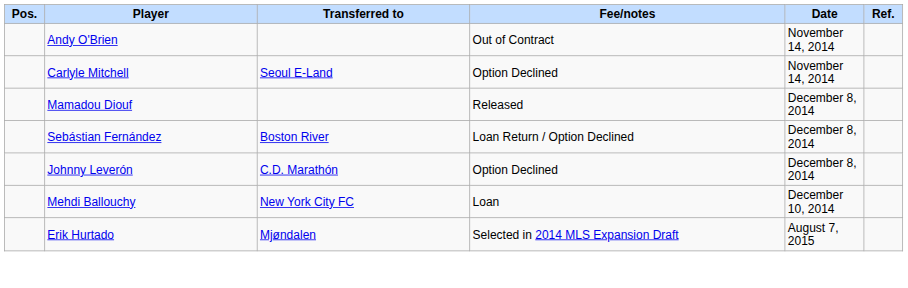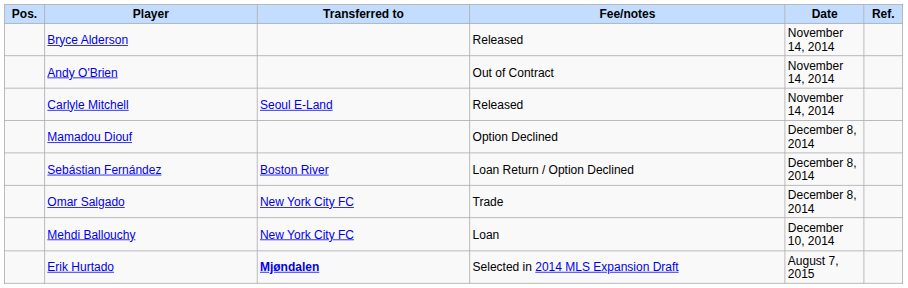+ row: (88, 40)
(515, 72) Option Declined -> (498, 105) Released
(498, 105) Released -> (515, 137) Option Declined
- row: (90, 170)
+ row: (86, 202)
(288, 234) normal -> (290, 267) bold
